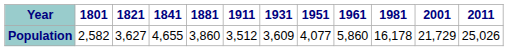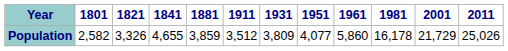(131, 35) 3,627 -> (131, 35) 3,326
(205, 35) 3,860 -> (205, 35) 3,859
(279, 35) 3,609 -> (279, 35) 3,809
